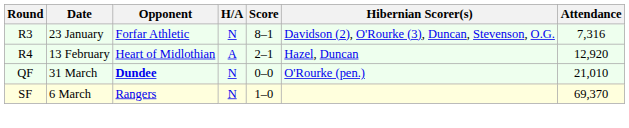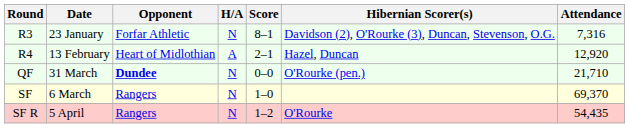(591, 73) 21,010 -> (591, 73) 21,710
+ row: (25, 113)
